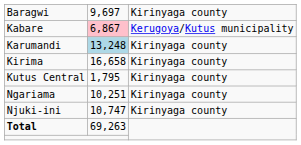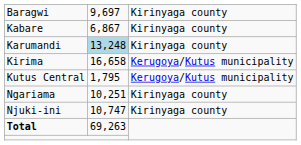(105, 29) pink background -> (105, 29) no background
(212, 29) Kerugoya/Kutus municipality -> (179, 29) Kirinyaga county
(179, 61) Kirinyaga county -> (212, 61) Kerugoya/Kutus municipality
(179, 78) Kirinyaga county -> (212, 78) Kerugoya/Kutus municipality
